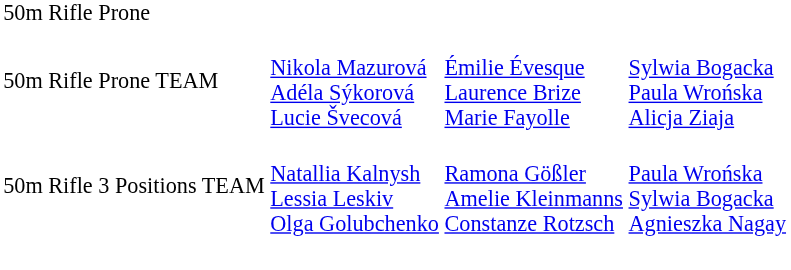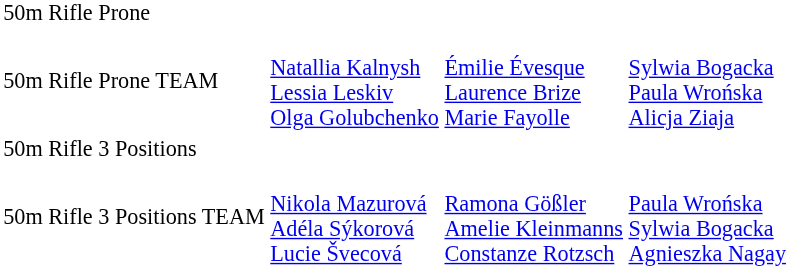(348, 93) Nikola Mazurová Adéla Sýkorová Lucie Švecová -> (355, 93) Natallia Kalnysh Lessia Leskiv Olga Golubchenko
+ row: (100, 148)
(355, 198) Natallia Kalnysh Lessia Leskiv Olga Golubchenko -> (348, 229) Nikola Mazurová Adéla Sýkorová Lucie Švecová
